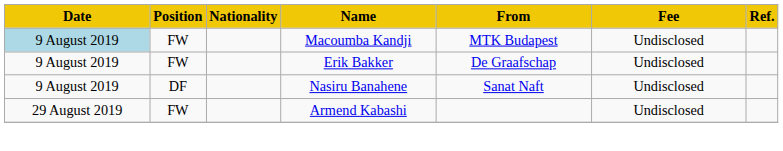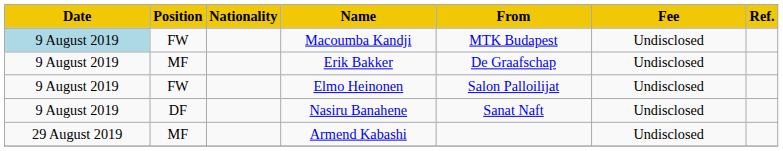(178, 63) FW -> (178, 63) MF
+ row: (358, 87)
(178, 110) FW -> (178, 134) MF
